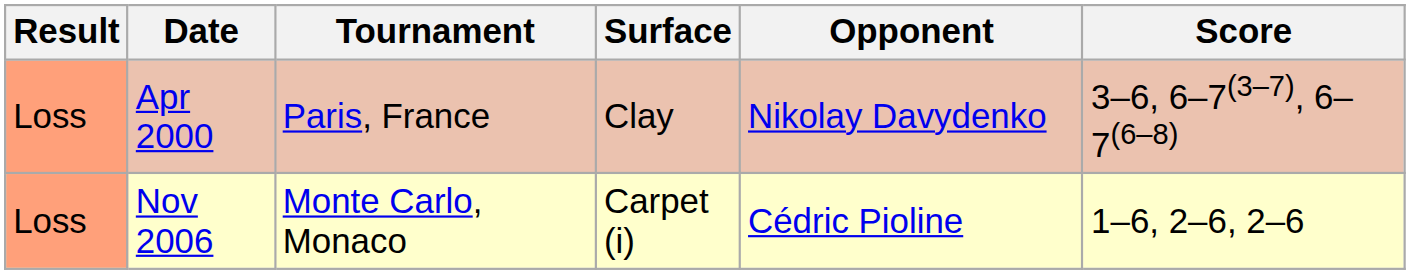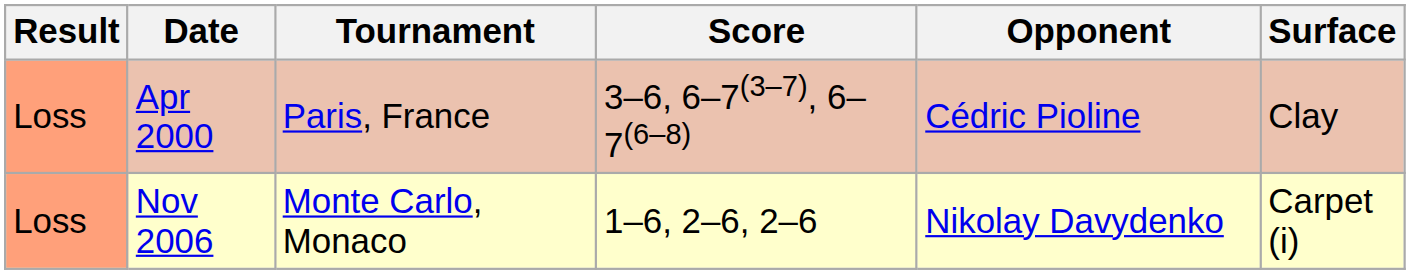columns swapped: (668, 32) <-> (1244, 32)
(897, 116) Nikolay Davydenko -> (1033, 116) Cédric Pioline
(856, 220) Cédric Pioline -> (1075, 220) Nikolay Davydenko
